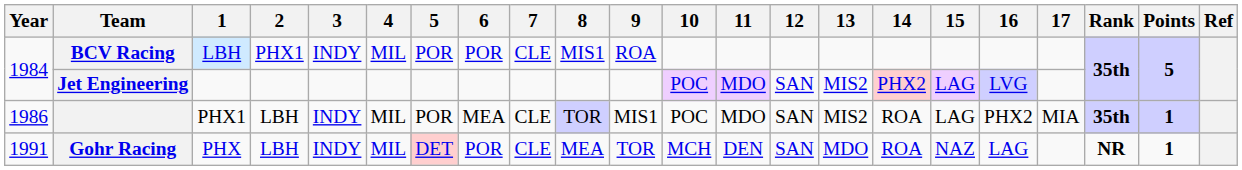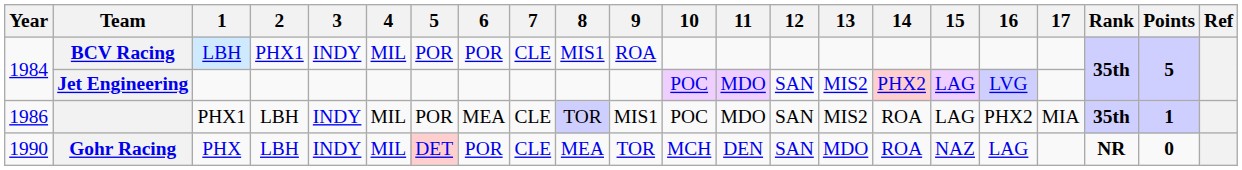(29, 149) 1991 -> (29, 149) 1990
(1169, 149) 1 -> (1169, 149) 0
